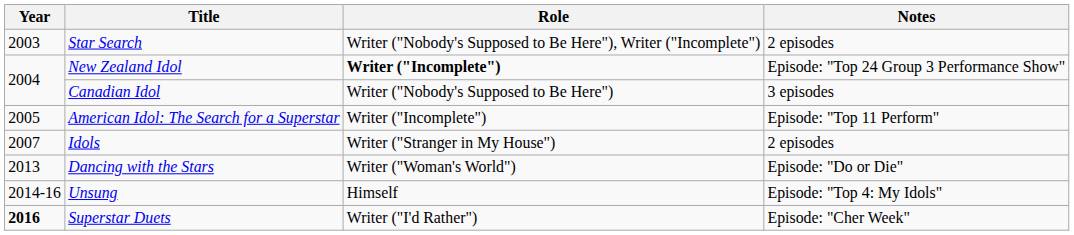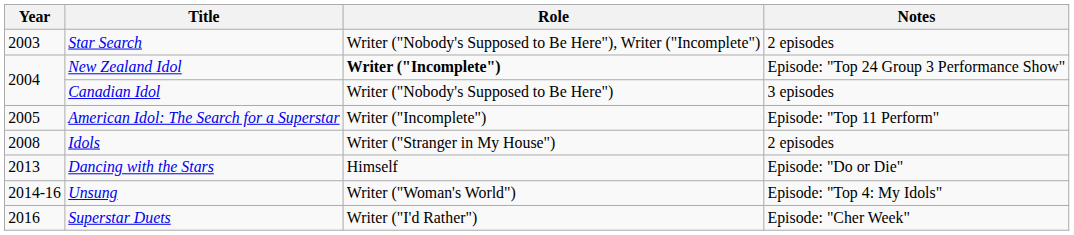(24, 142) 2007 -> (24, 142) 2008
(431, 167) Writer ("Woman's World") -> (372, 167) Himself
(372, 192) Himself -> (431, 192) Writer ("Woman's World")
(24, 218) bold -> (24, 218) normal
